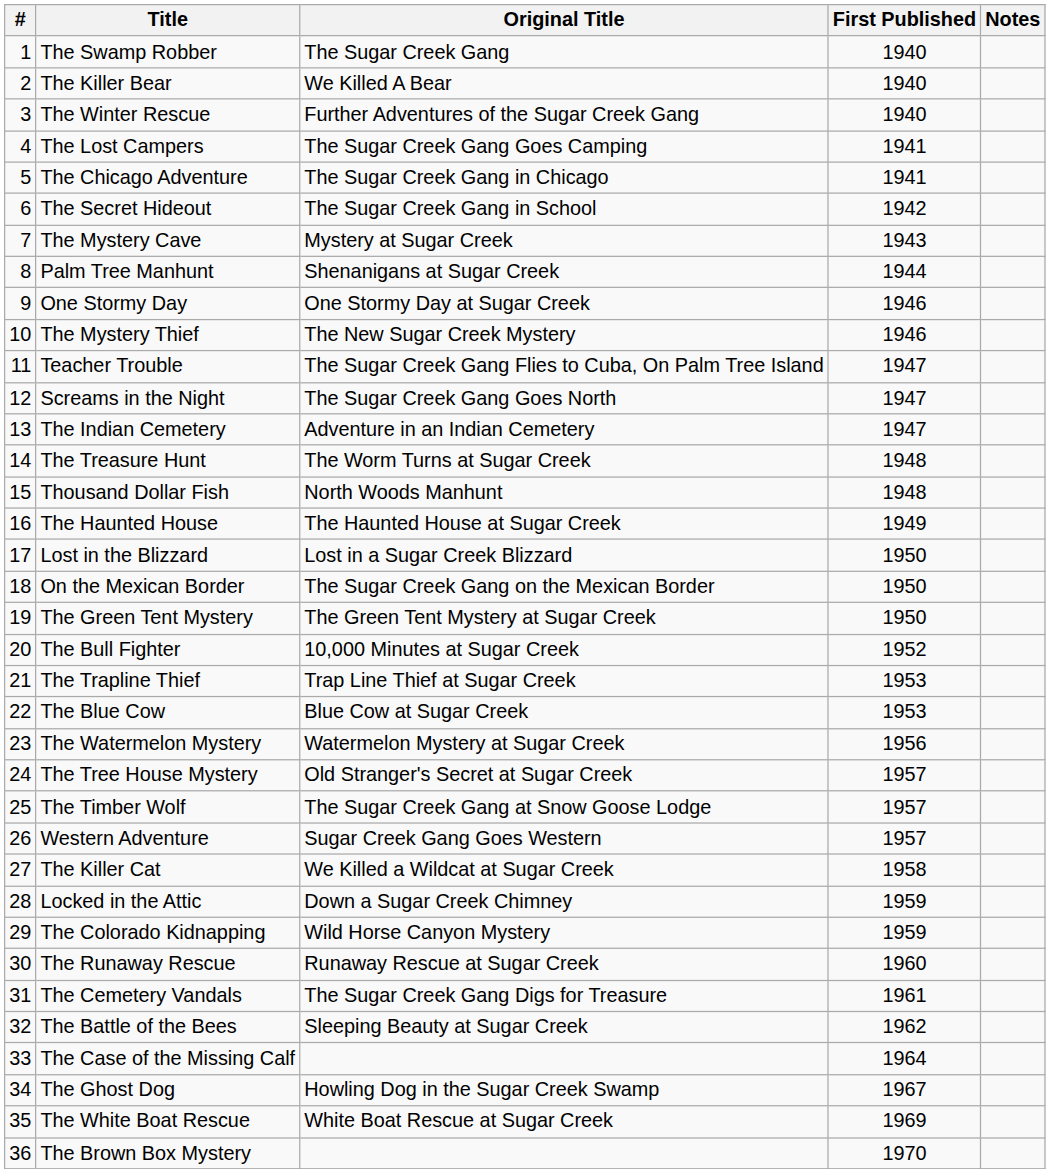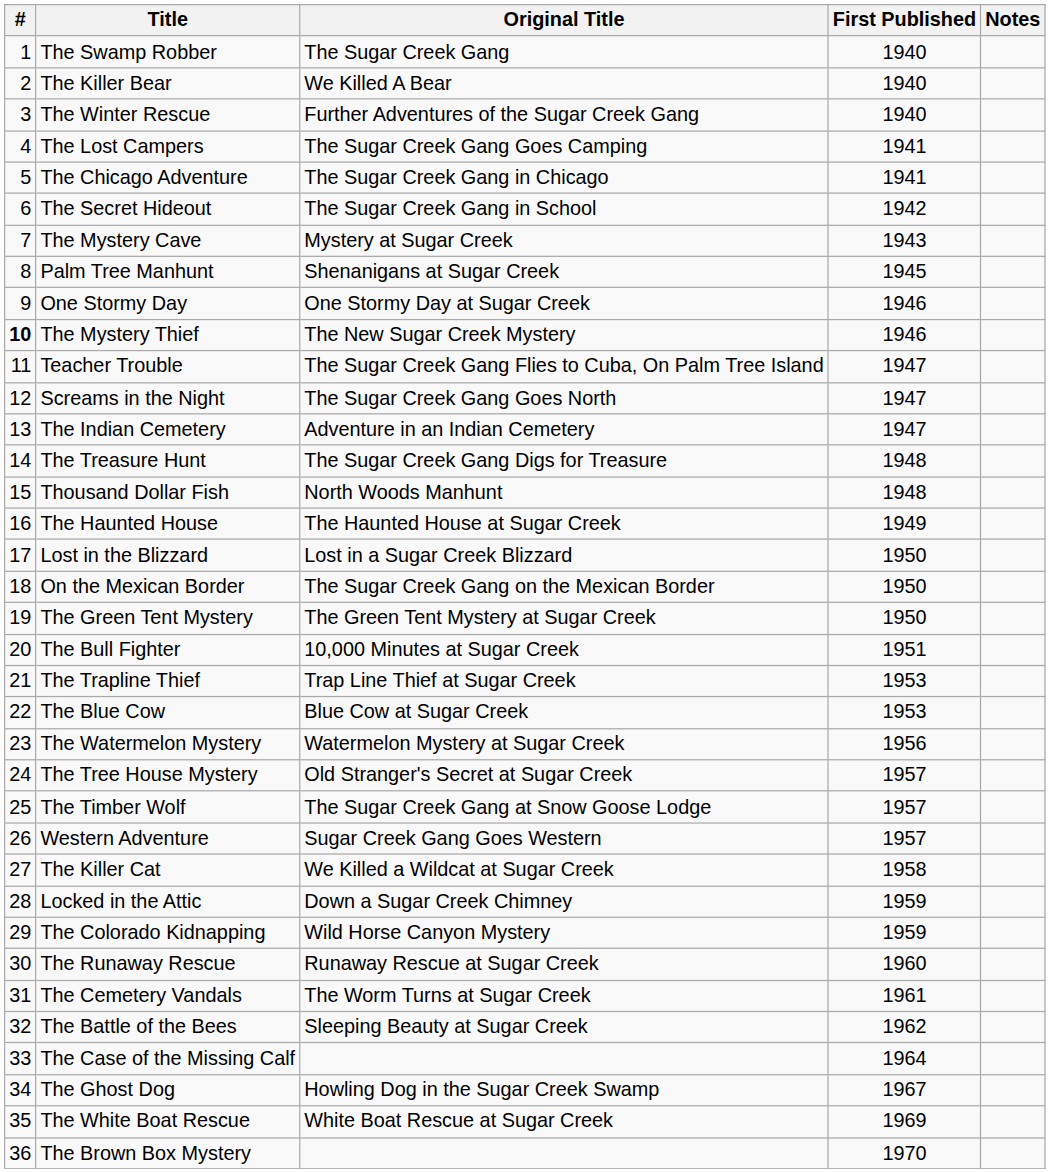(904, 271) 1944 -> (904, 271) 1945
(20, 334) normal -> (20, 334) bold
(447, 460) The Worm Turns at Sugar Creek -> (486, 460) The Sugar Creek Gang Digs for Treasure
(904, 649) 1952 -> (904, 649) 1951
(486, 995) The Sugar Creek Gang Digs for Treasure -> (447, 995) The Worm Turns at Sugar Creek
